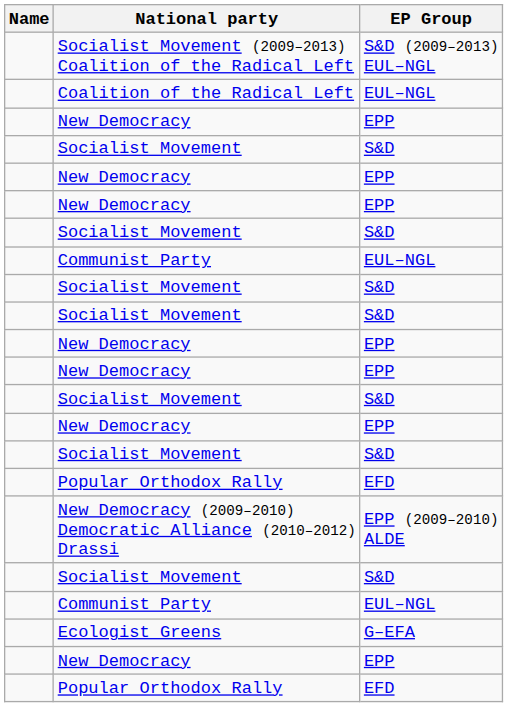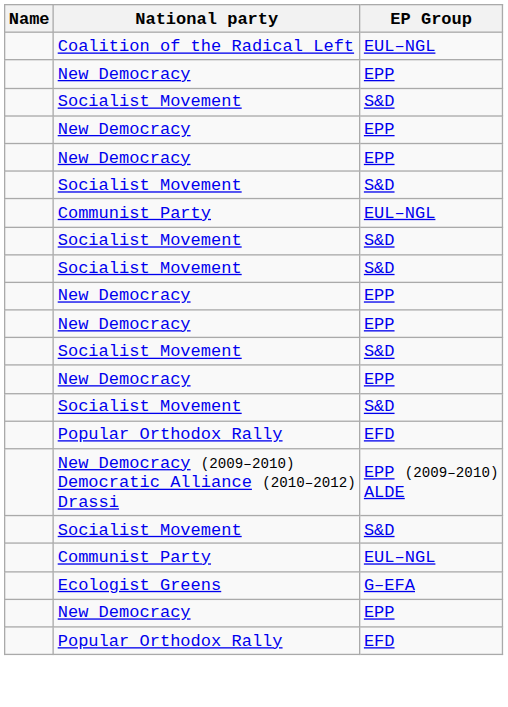- row: (206, 56)
